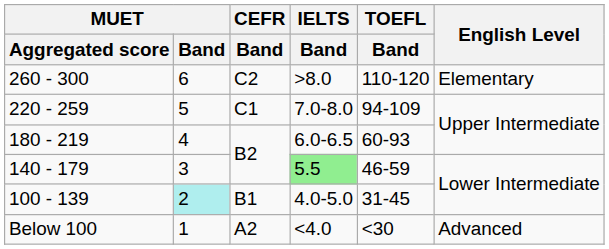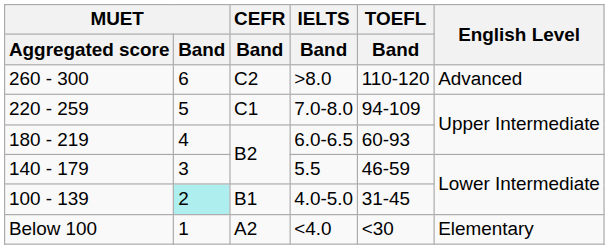(486, 79) Elementary -> (480, 79) Advanced
(307, 169) lightgreen background -> (307, 169) no background
(480, 229) Advanced -> (486, 229) Elementary
